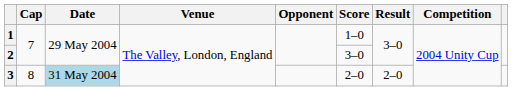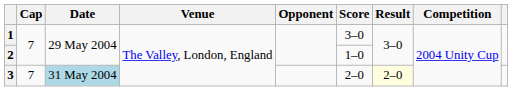(354, 34) 1–0 -> (354, 34) 3–0
(354, 55) 3–0 -> (354, 55) 1–0
(31, 75) 8 -> (31, 75) 7
(393, 75) no background -> (393, 75) lightyellow background
